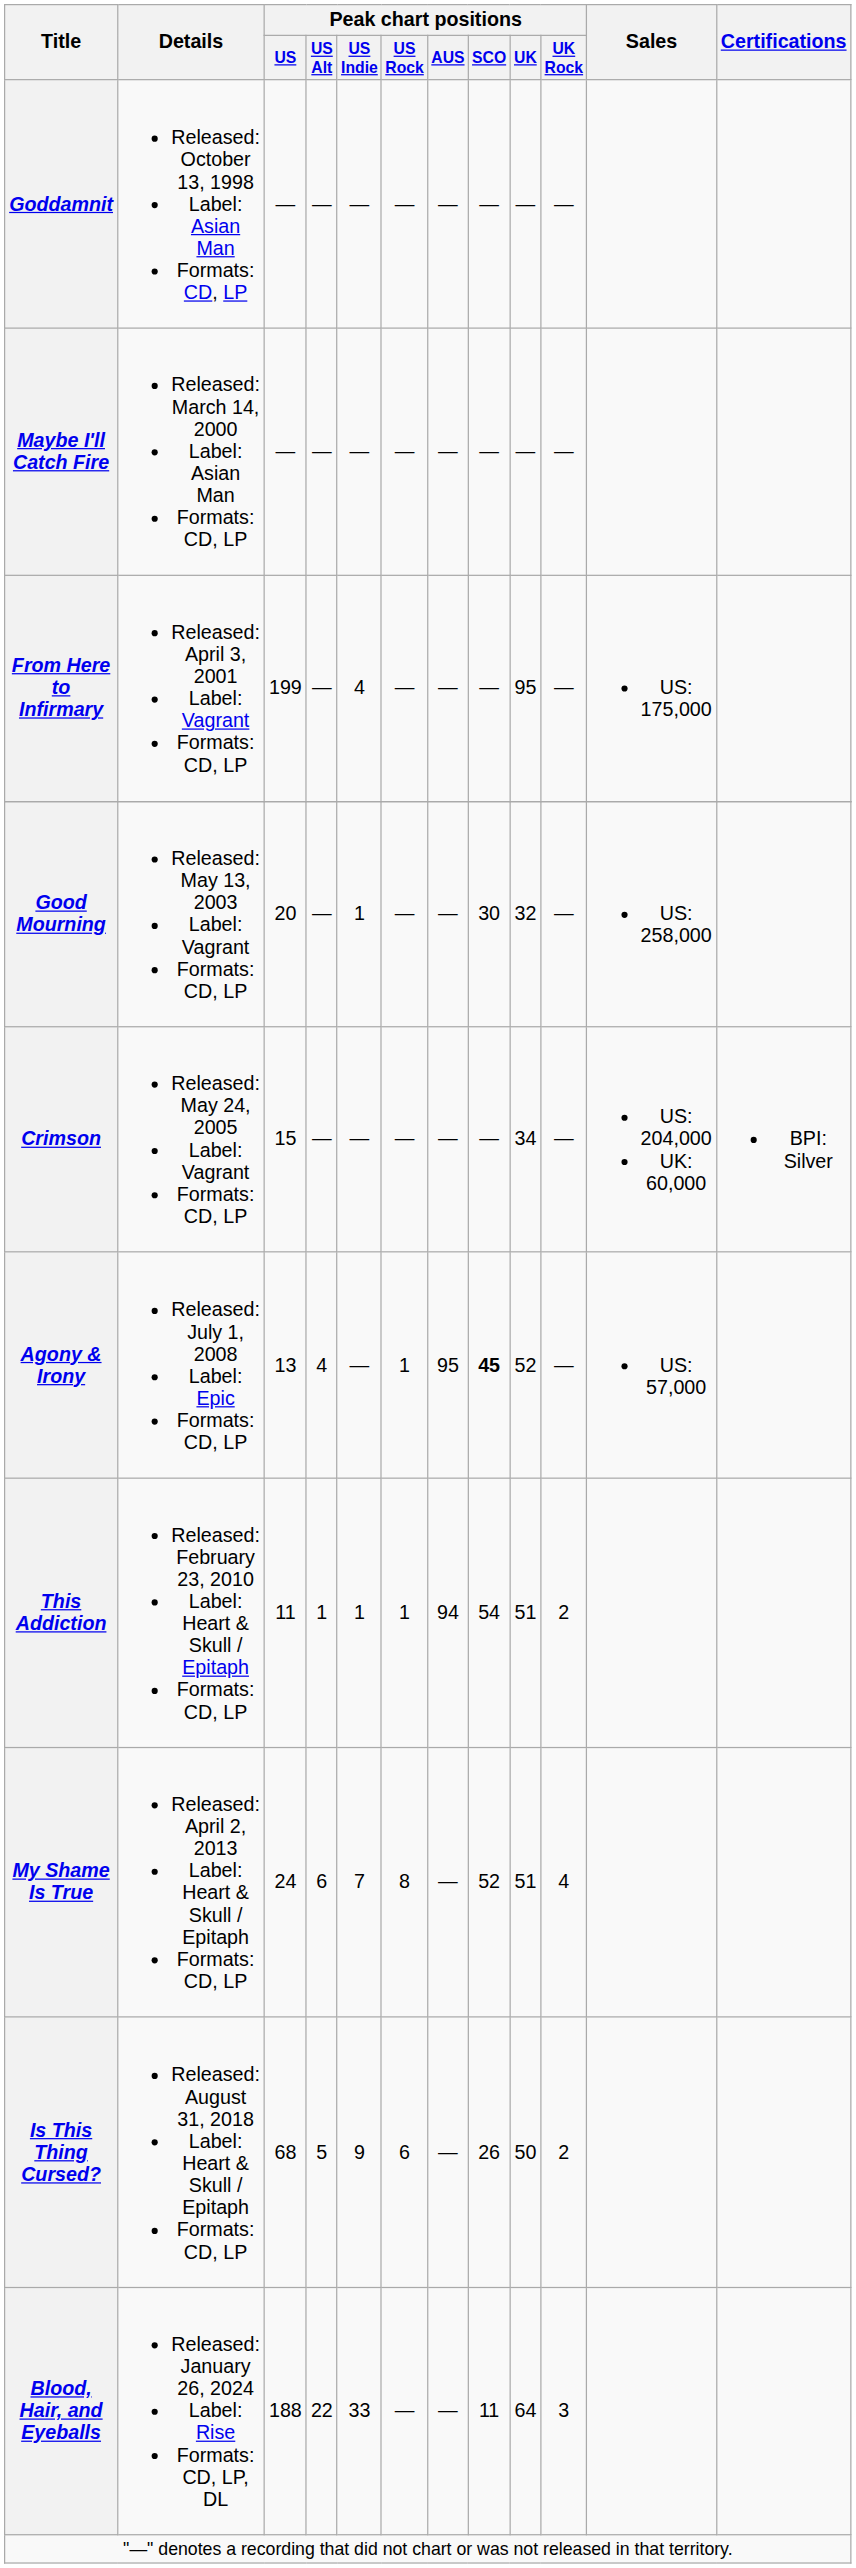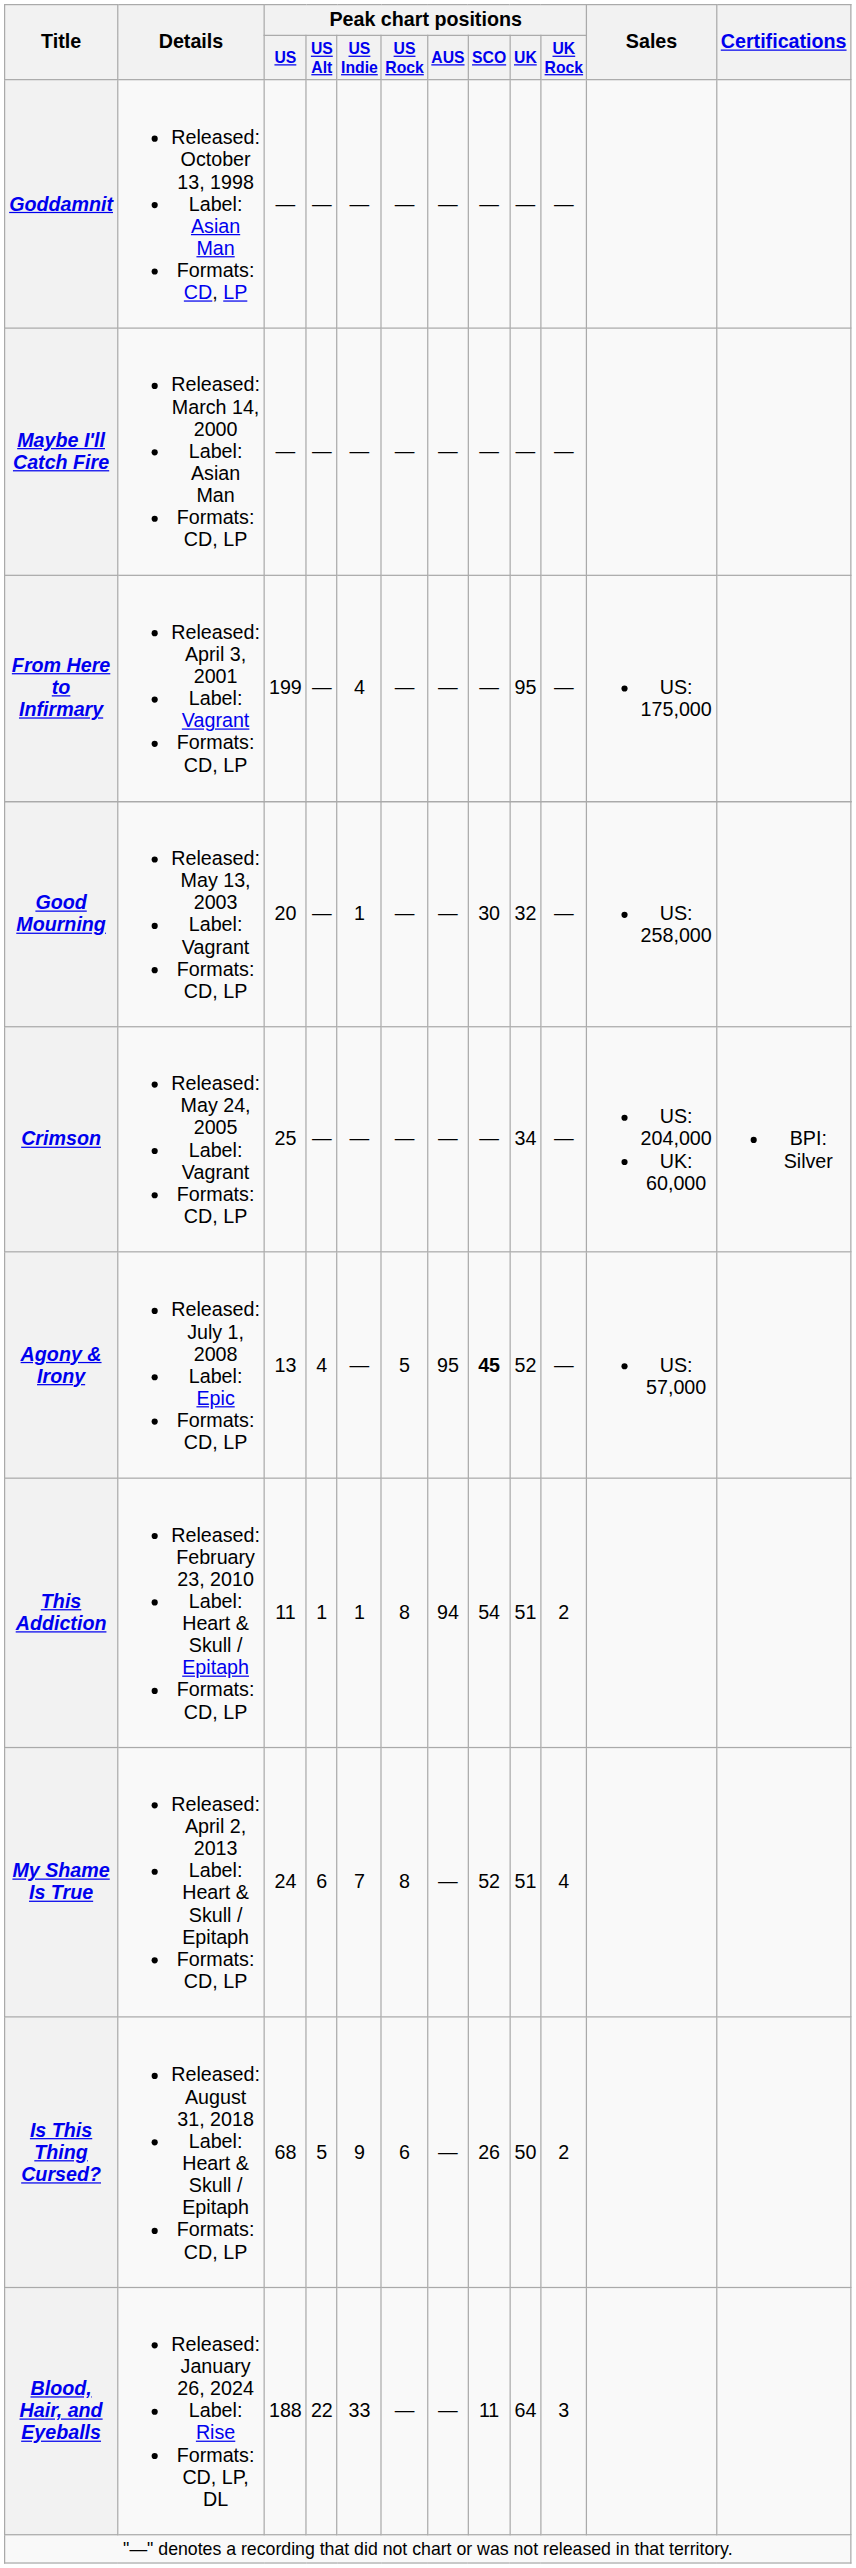(285, 1139) 15 -> (285, 1139) 25
(405, 1364) 1 -> (405, 1364) 5
(405, 1612) 1 -> (405, 1612) 8
